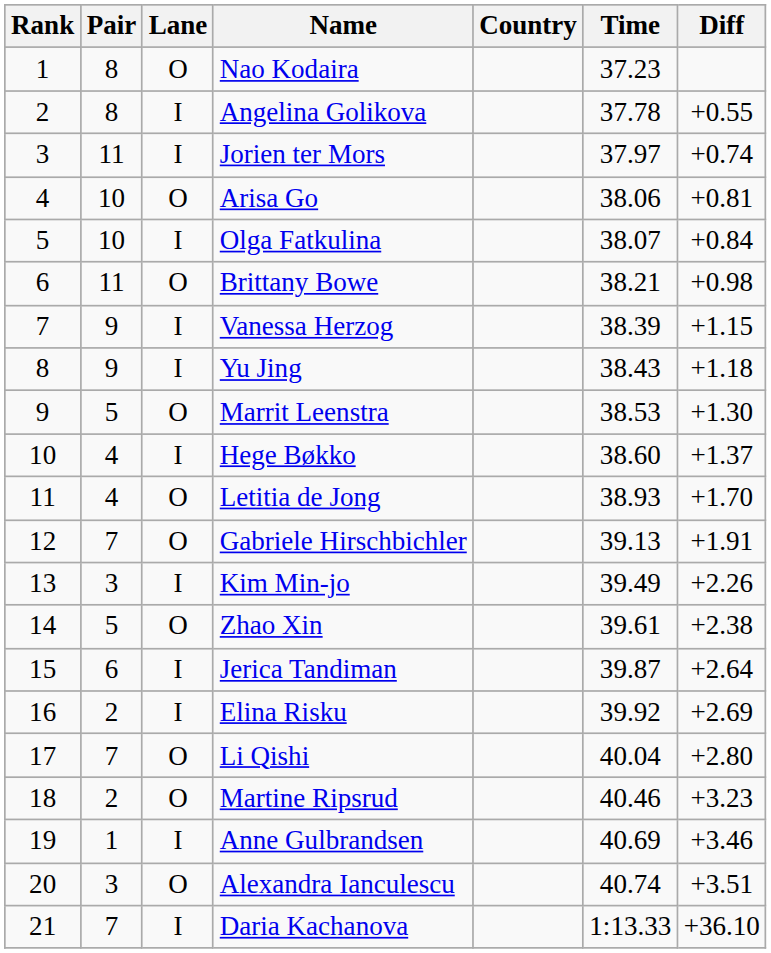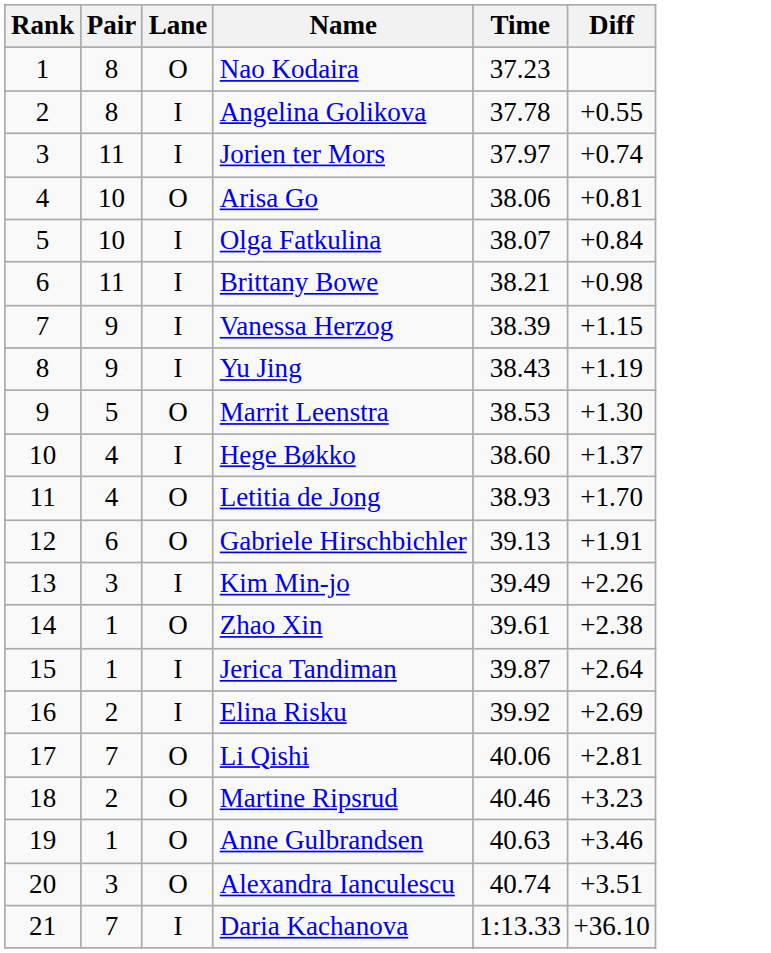- column: (528, 25)
(178, 283) O -> (178, 283) I
(722, 369) +1.18 -> (612, 369) +1.19
(111, 540) 7 -> (111, 540) 6
(111, 626) 5 -> (111, 626) 1
(111, 669) 6 -> (111, 669) 1
(630, 754) 40.04 -> (520, 754) 40.06
(722, 754) +2.80 -> (612, 754) +2.81
(178, 840) I -> (178, 840) O
(630, 840) 40.69 -> (520, 840) 40.63
